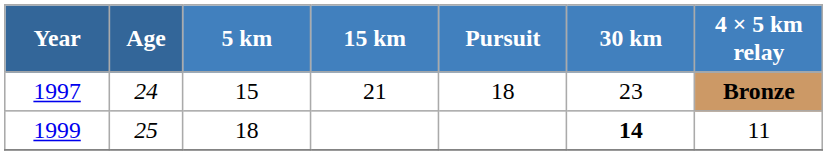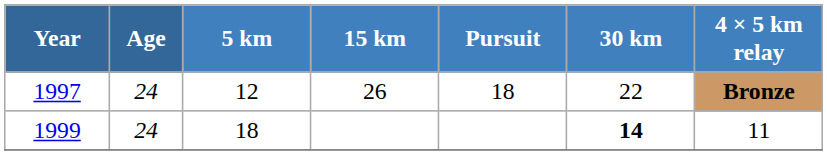(247, 91) 15 -> (247, 91) 12
(375, 91) 21 -> (375, 91) 26
(631, 91) 23 -> (631, 91) 22
(146, 130) 25 -> (146, 130) 24
